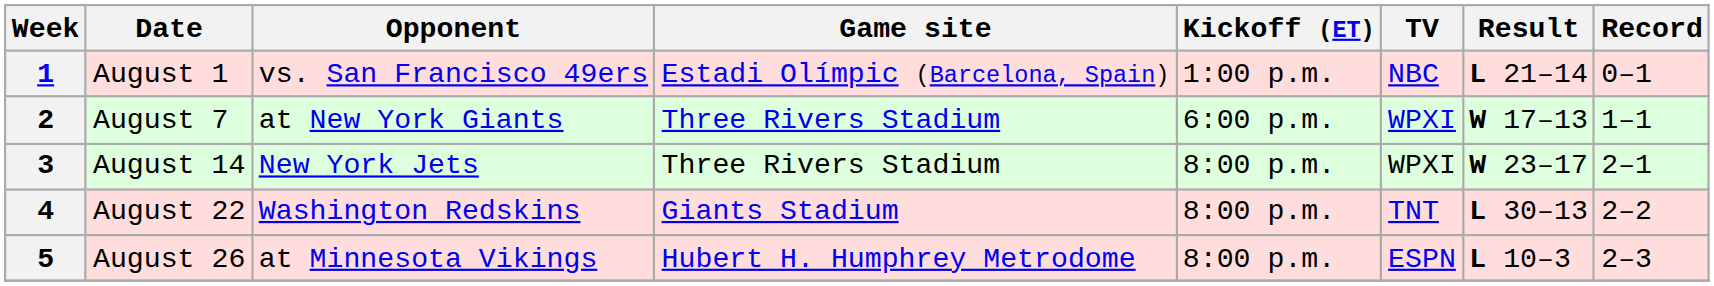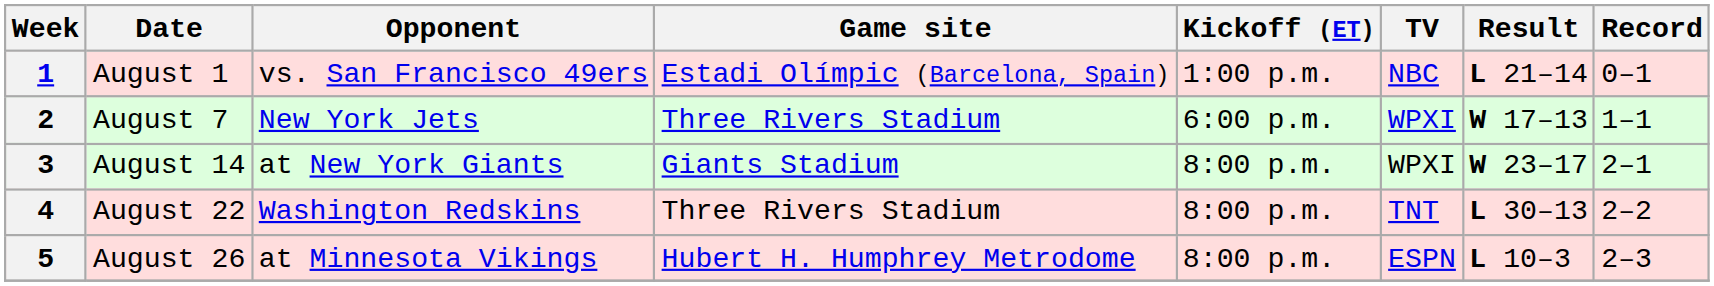(411, 120) at New York Giants -> (369, 120) New York Jets
(369, 166) New York Jets -> (411, 166) at New York Giants
(831, 166) Three Rivers Stadium -> (780, 166) Giants Stadium
(780, 212) Giants Stadium -> (831, 212) Three Rivers Stadium
